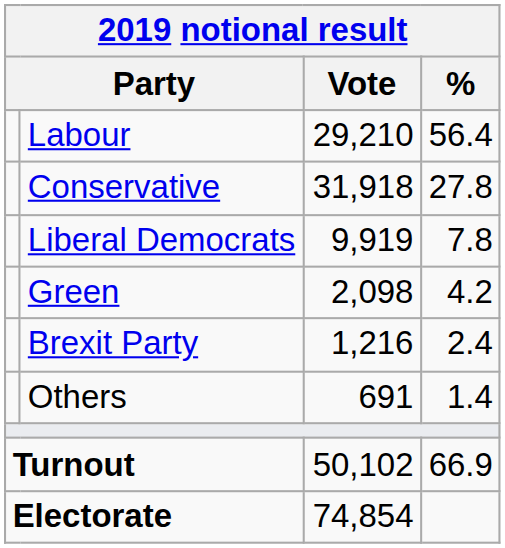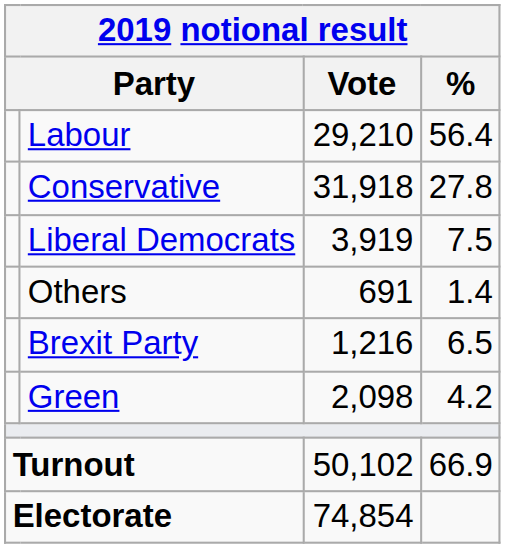(372, 239) 9,919 -> (372, 239) 3,919
(470, 239) 7.8 -> (470, 239) 7.5
rows swapped: (74, 291) <-> (77, 396)
(470, 344) 2.4 -> (470, 344) 6.5
